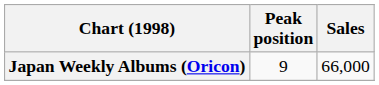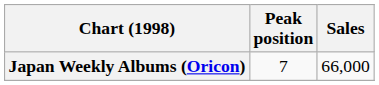(283, 66) 9 -> (283, 66) 7
